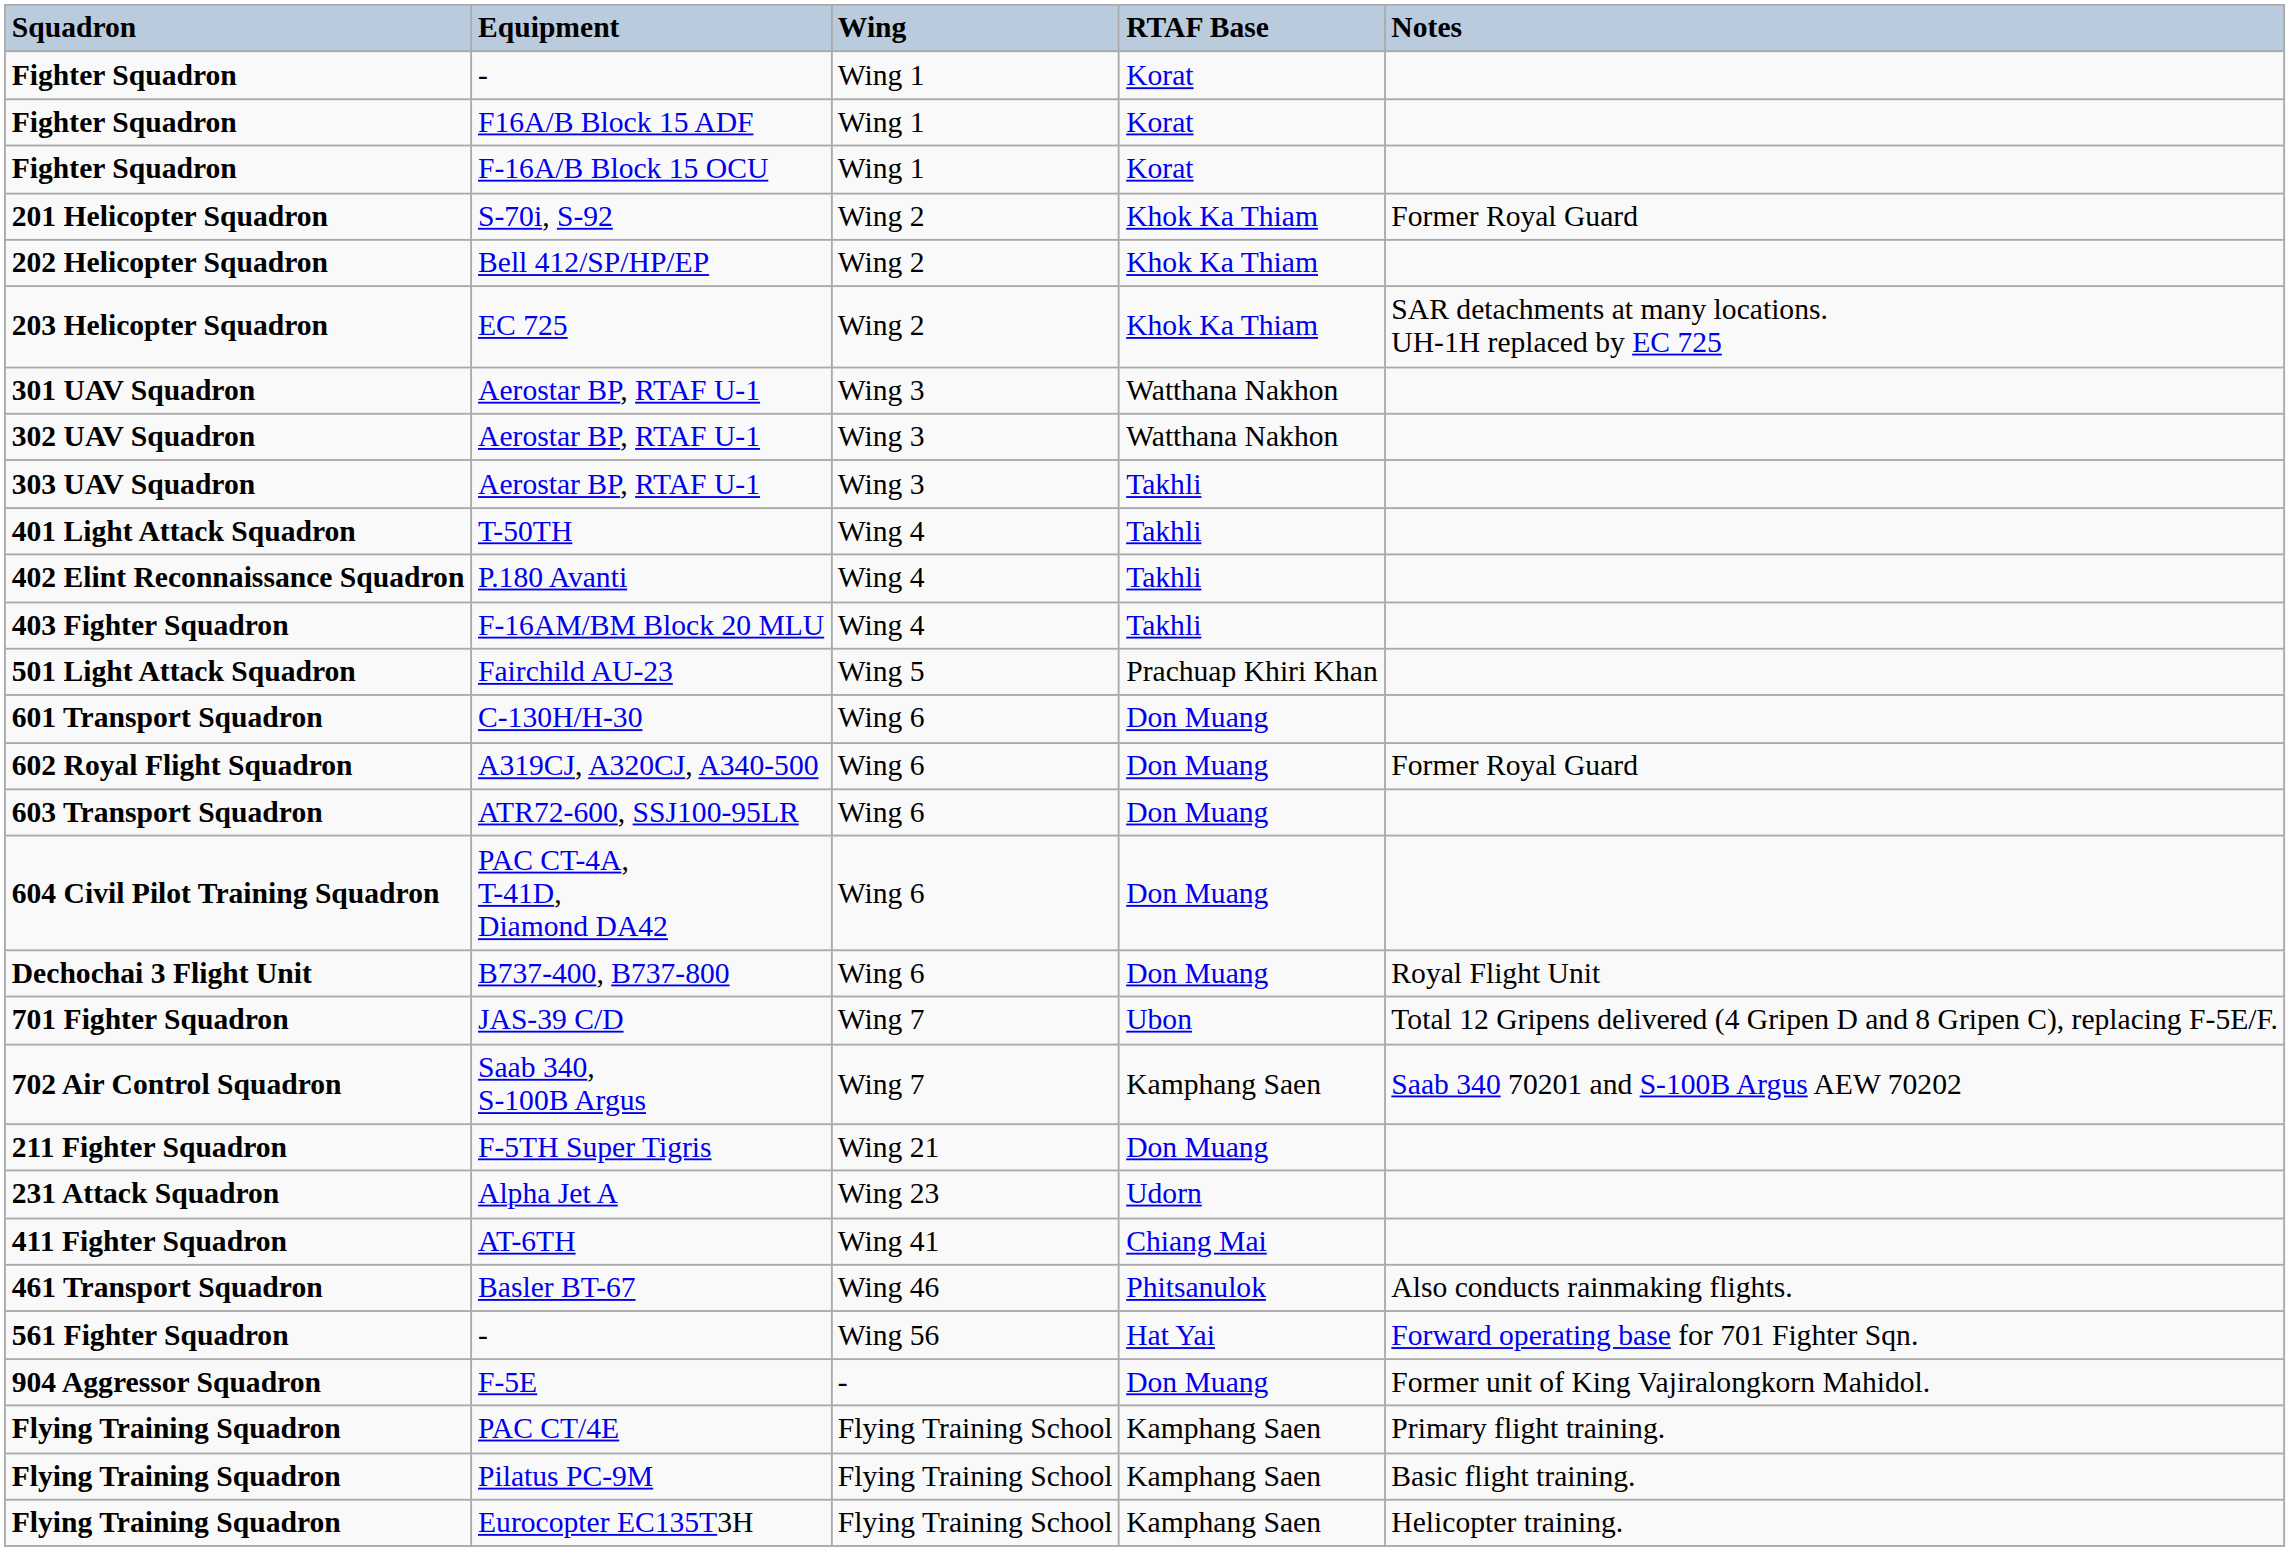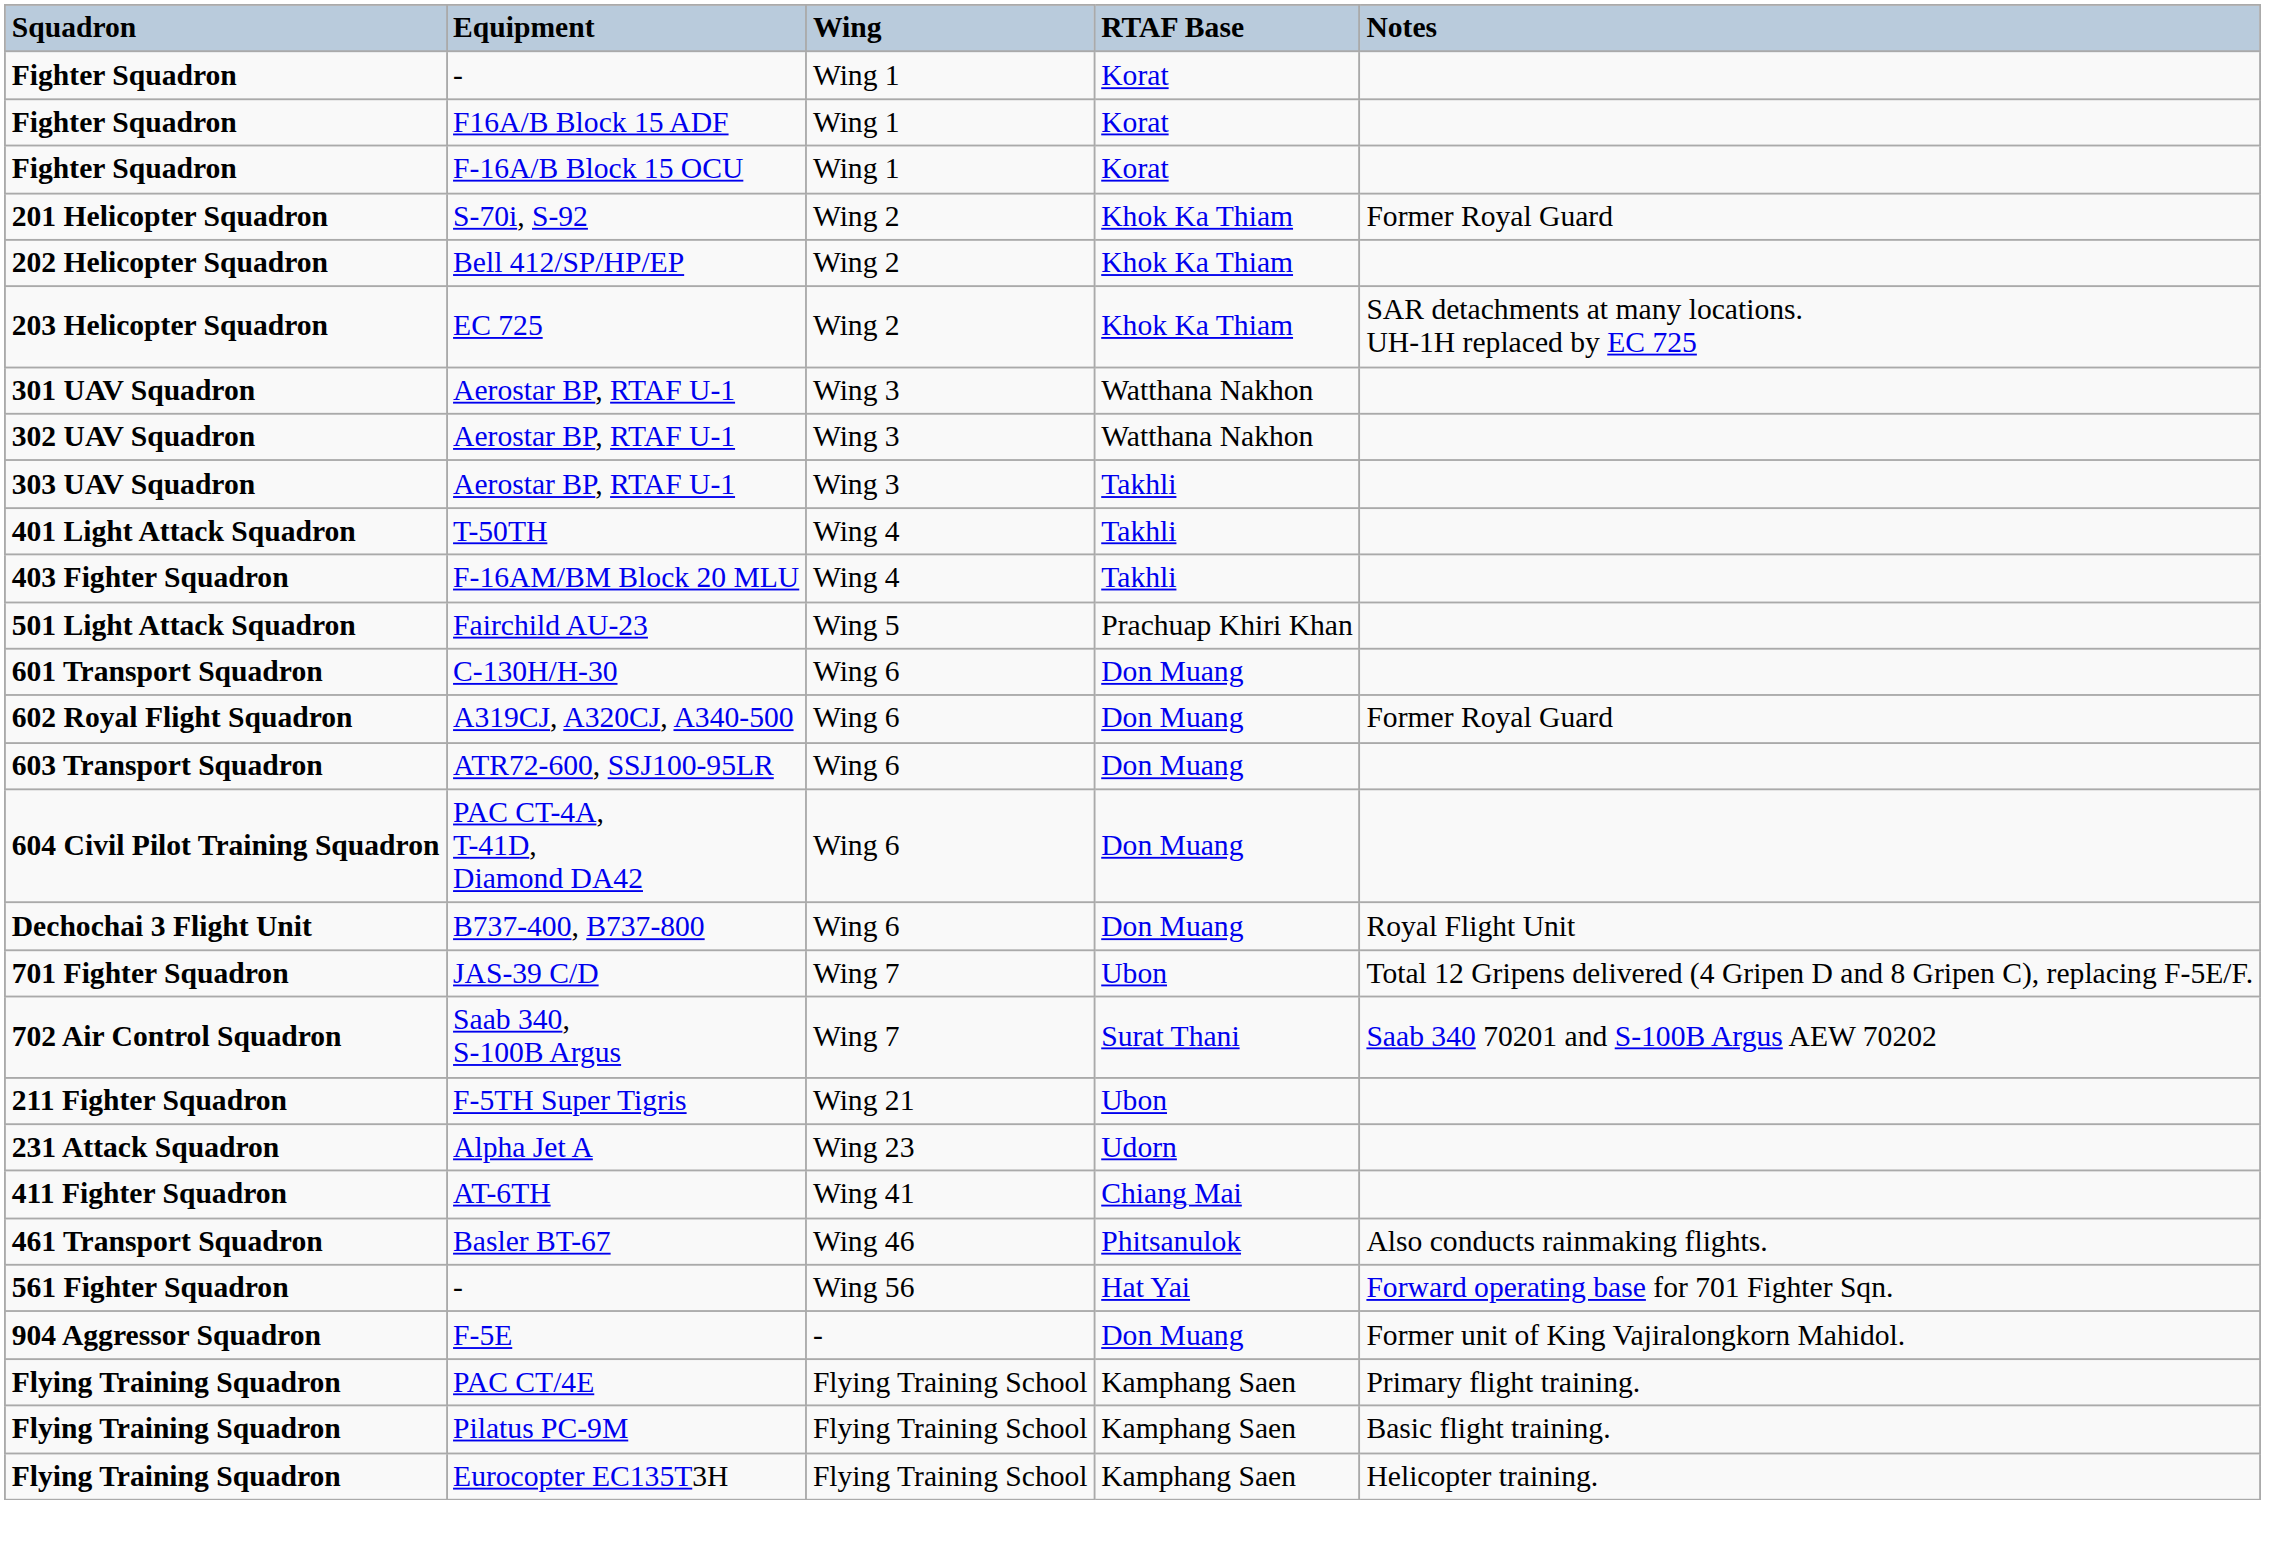- row: (238, 577)
(1224, 1083) Kamphang Saen -> (1170, 1036) Surat Thani
(1197, 1146) Don Muang -> (1134, 1100) Ubon
